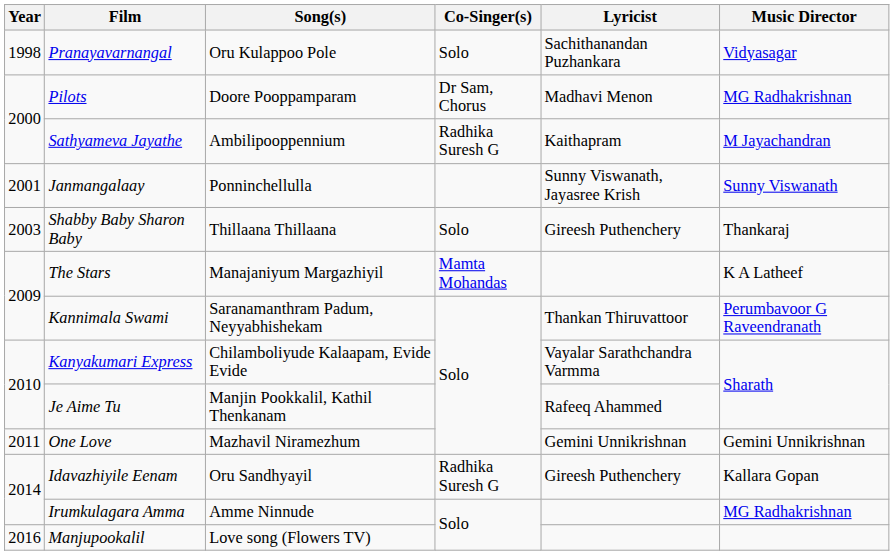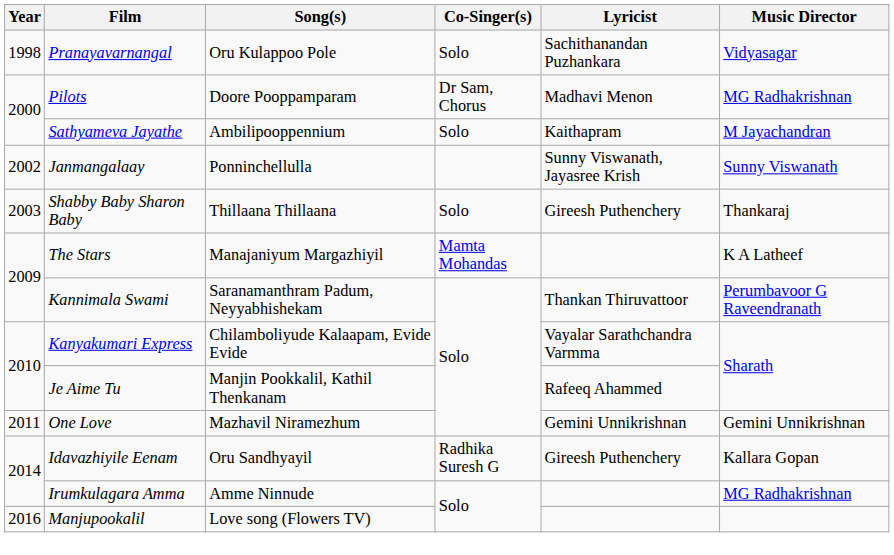(469, 140) Radhika Suresh G -> (454, 131) Solo
(25, 185) 2001 -> (25, 166) 2002
